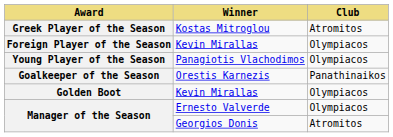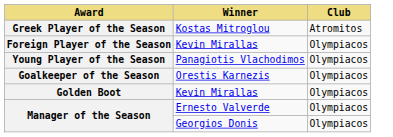(348, 76) Panathinaikos -> (339, 76) Olympiacos
(336, 124) Atromitos -> (339, 124) Olympiacos
